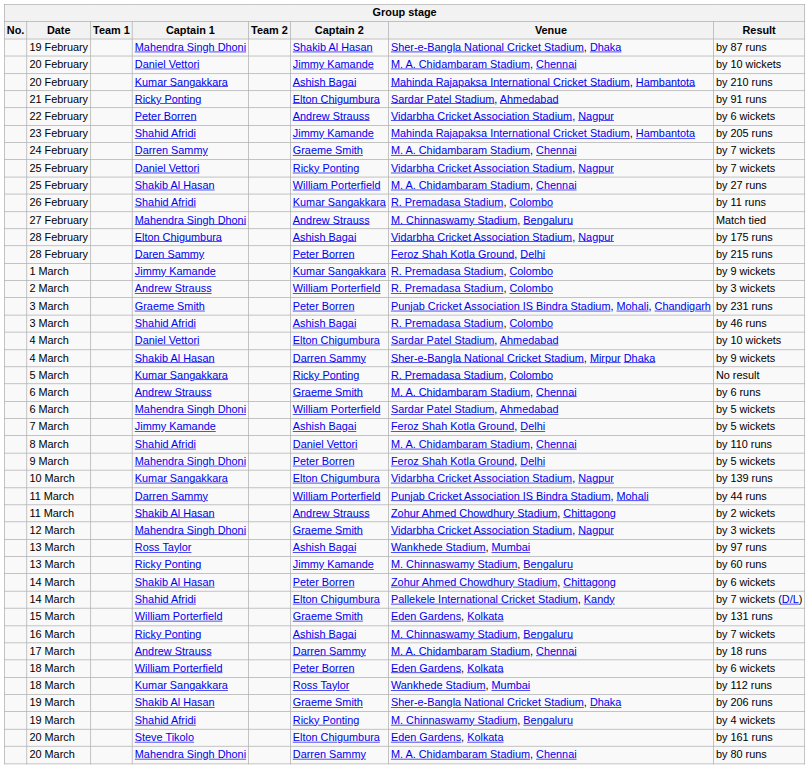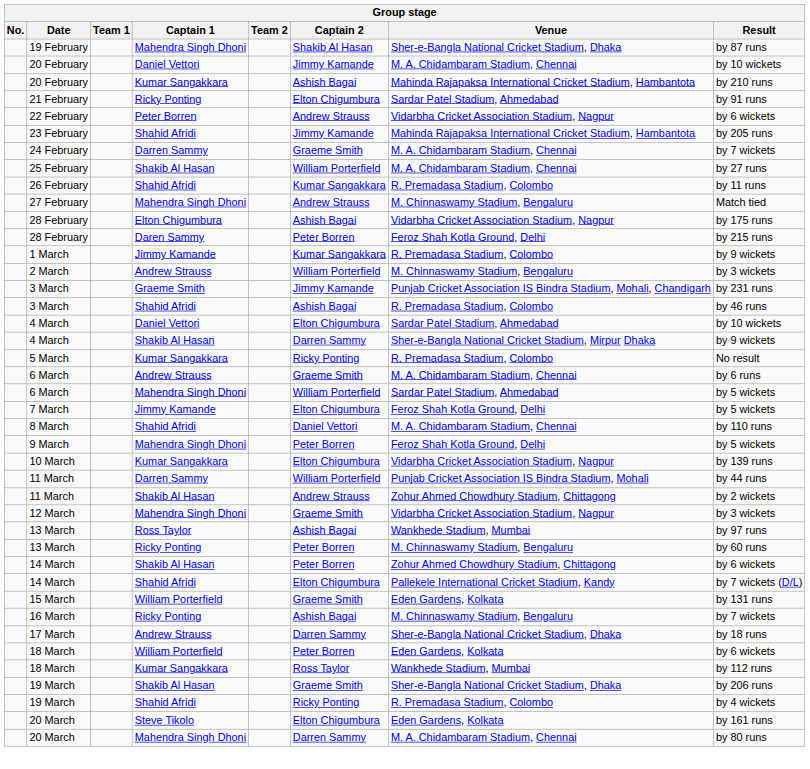- row: (59, 168)
(472, 289) R. Premadasa Stadium, Colombo -> (482, 271) M. Chinnaswamy Stadium, Bengaluru
(324, 306) Peter Borren -> (333, 289) Jimmy Kamande
(325, 427) Ashish Bagai -> (336, 409) Elton Chigumbura
(333, 565) Jimmy Kamande -> (324, 548) Peter Borren
(484, 651) M. A. Chidambaram Stadium, Chennai -> (506, 634) Sher-e-Bangla National Cricket Stadium, Dhaka
(482, 720) M. Chinnaswamy Stadium, Bengaluru -> (472, 703) R. Premadasa Stadium, Colombo
